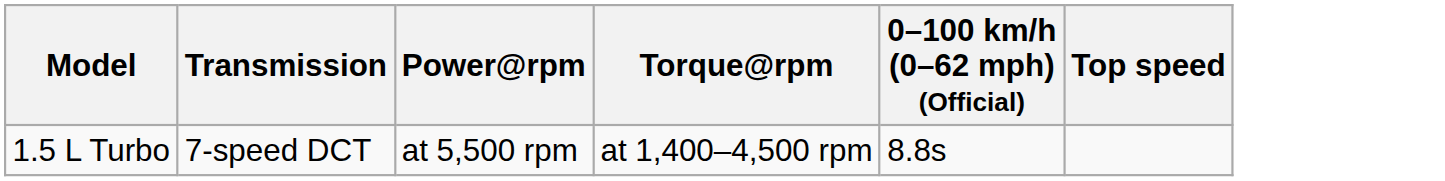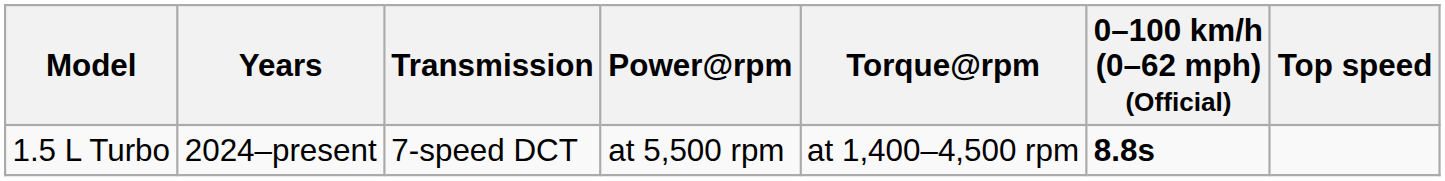+ column: (281, 65)
(917, 150) normal -> (1124, 150) bold
